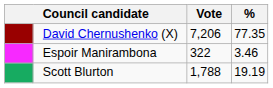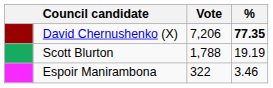(250, 33) normal -> (250, 33) bold
rows swapped: (75, 72) <-> (96, 53)
